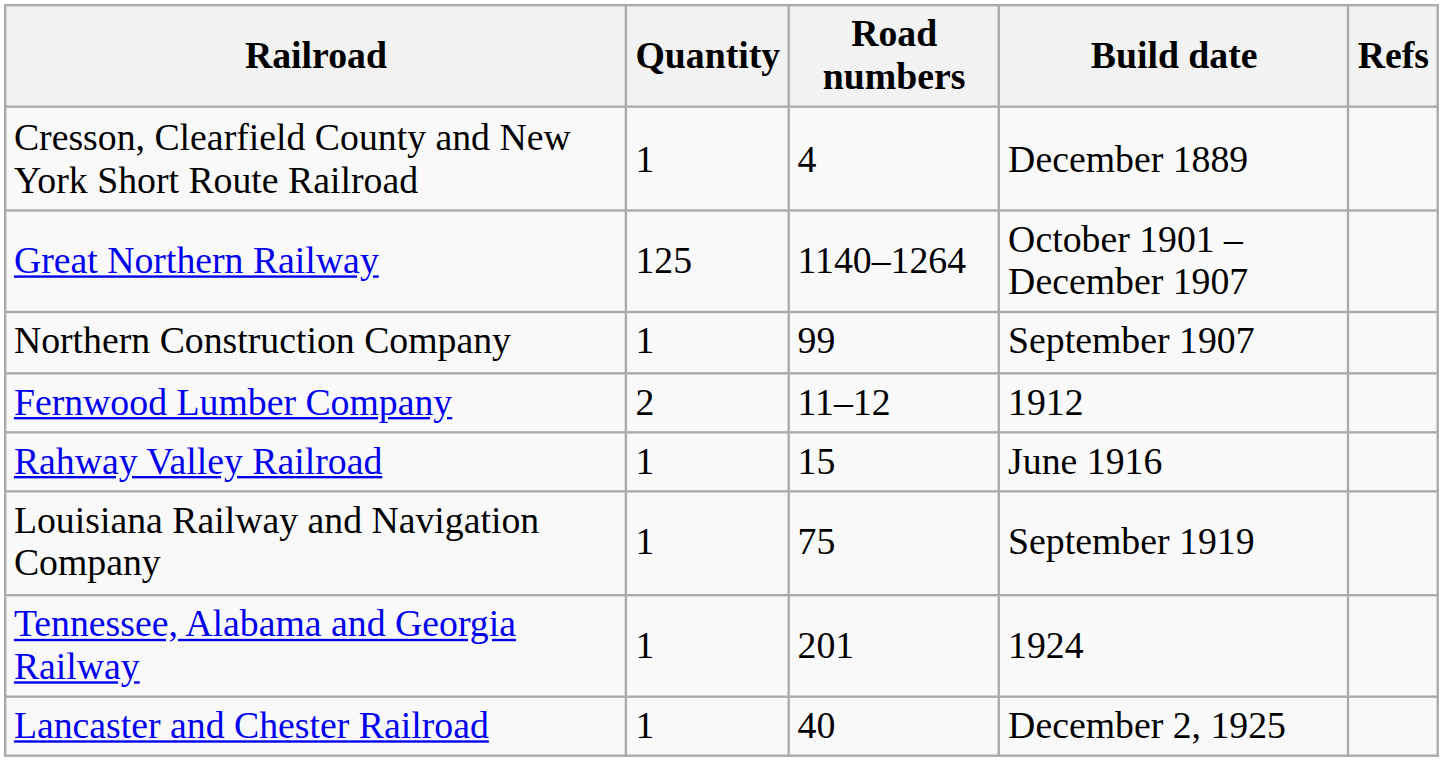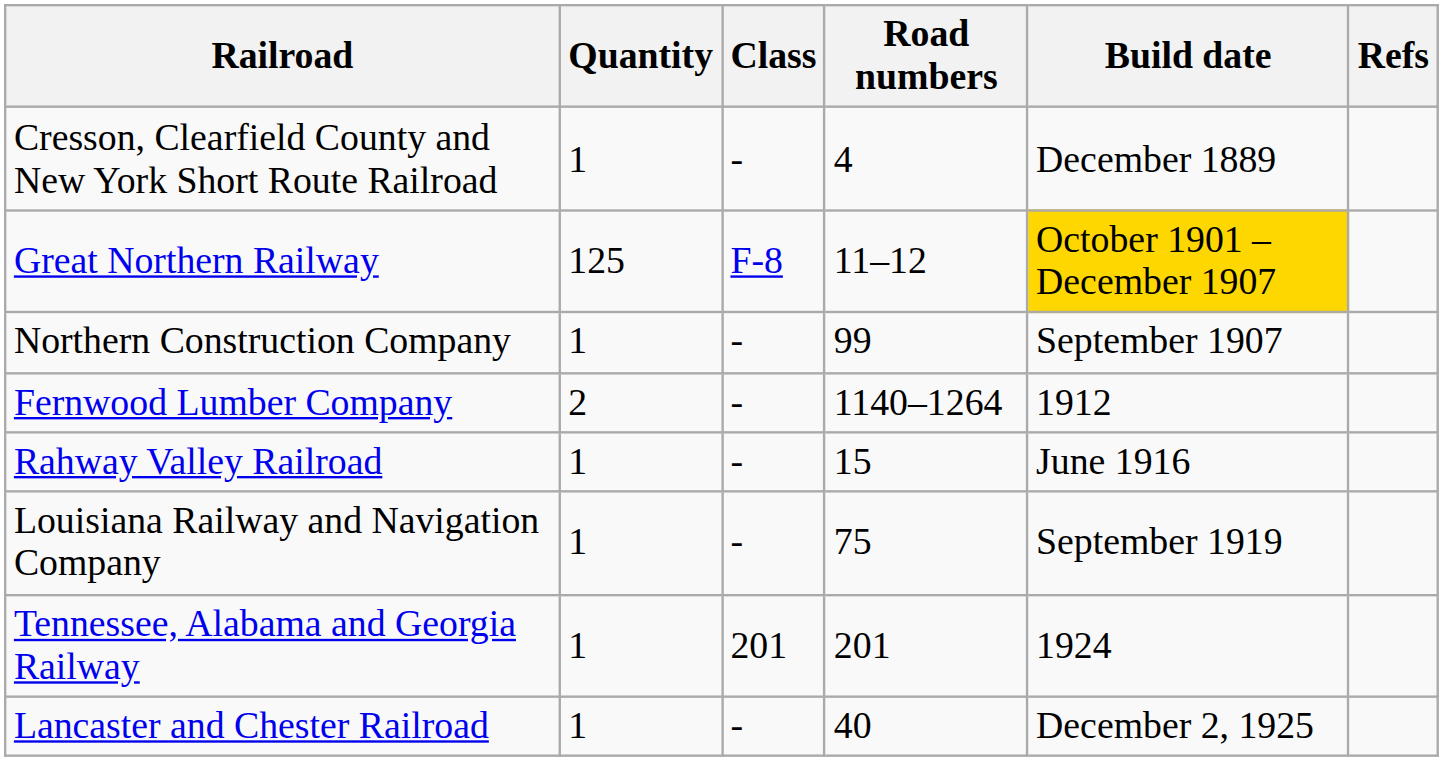+ column: (773, 55)
(882, 260) 1140–1264 -> (880, 260) 11–12
(1128, 260) no background -> (1156, 260) gold background
(844, 401) 11–12 -> (918, 401) 1140–1264
